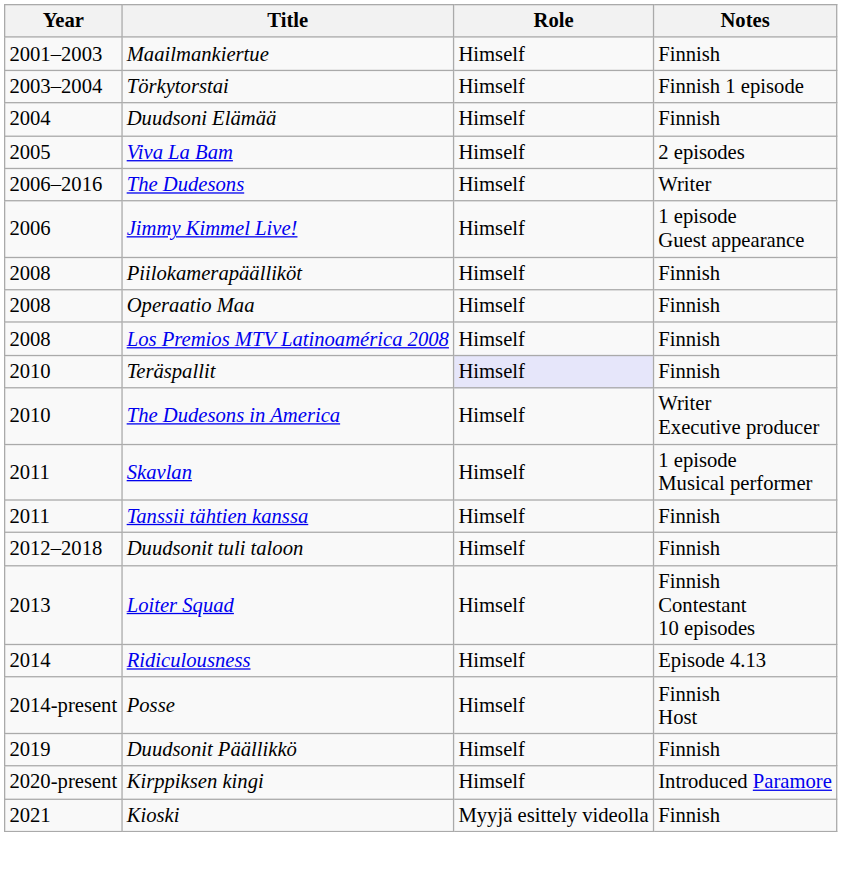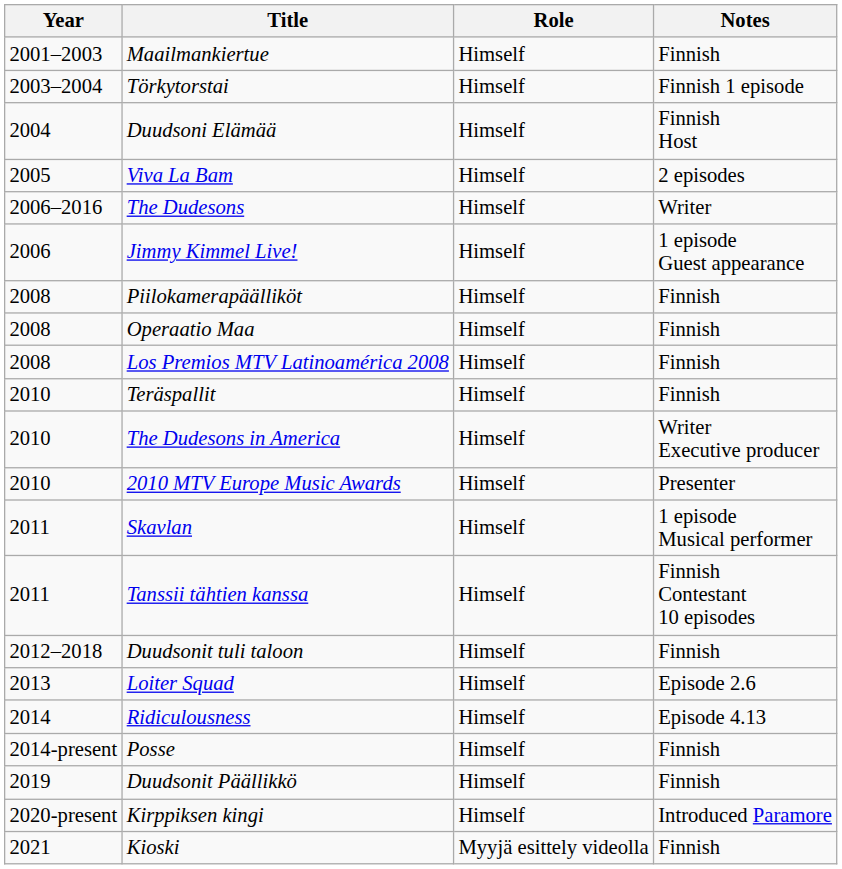(689, 119) Finnish -> (689, 130) Finnish Host
(492, 371) lavender background -> (492, 394) no background
+ row: (264, 483)
(689, 516) Finnish -> (707, 595) Finnish Contestant 10 episodes
(707, 604) Finnish Contestant 10 episodes -> (707, 683) Episode 2.6
(689, 705) Finnish Host -> (689, 749) Finnish
